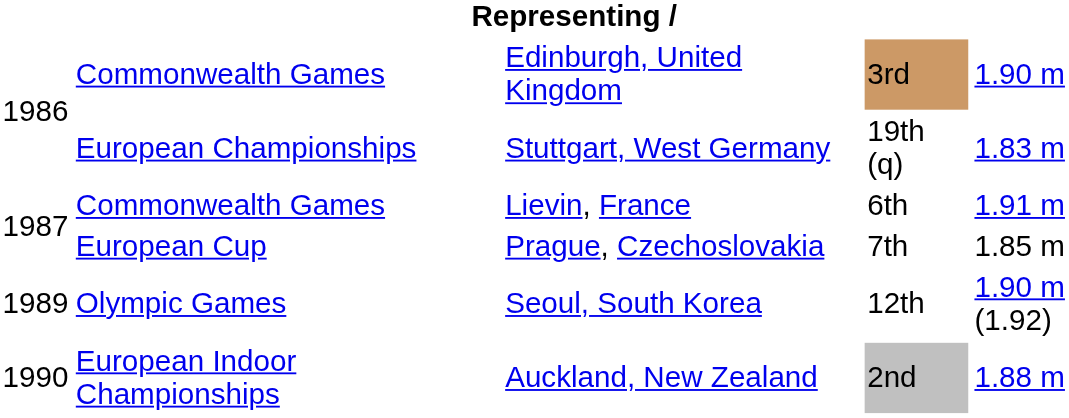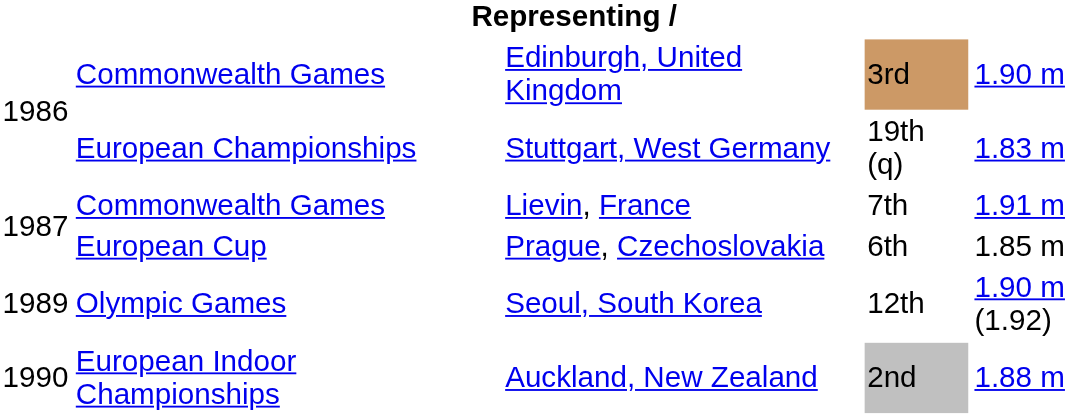(888, 205) 6th -> (888, 205) 7th
(888, 246) 7th -> (888, 246) 6th
